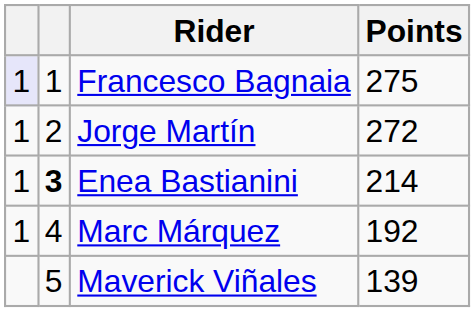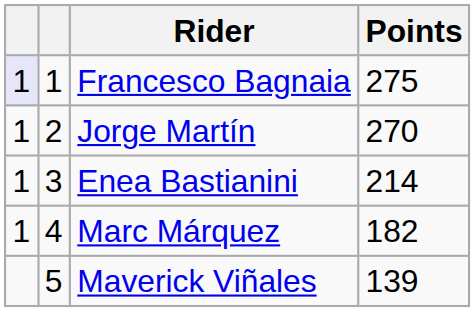(392, 131) 272 -> (392, 131) 270
(54, 181) bold -> (54, 181) normal
(392, 232) 192 -> (392, 232) 182
